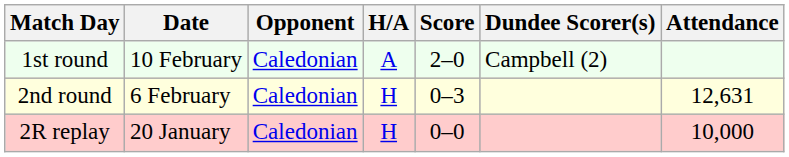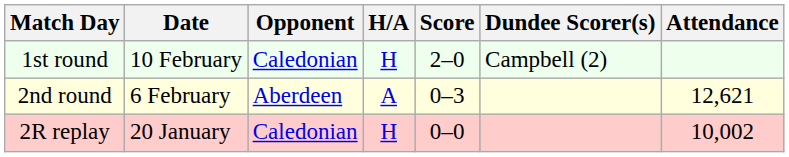(389, 59) A -> (389, 59) H
(305, 95) Caledonian -> (297, 95) Aberdeen
(389, 95) H -> (389, 95) A
(722, 95) 12,631 -> (722, 95) 12,621
(722, 132) 10,000 -> (722, 132) 10,002
